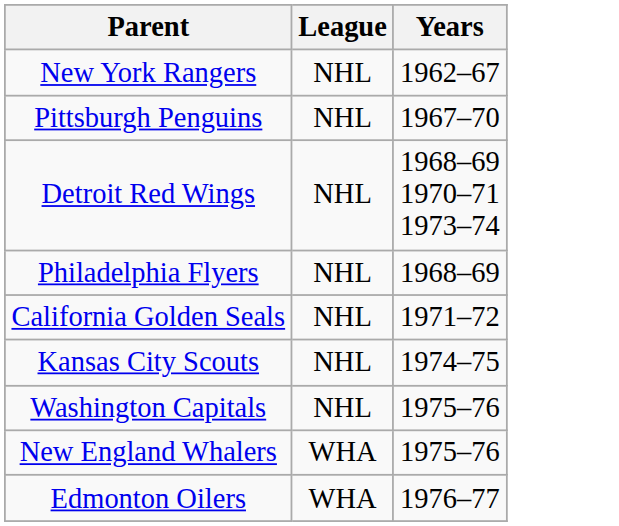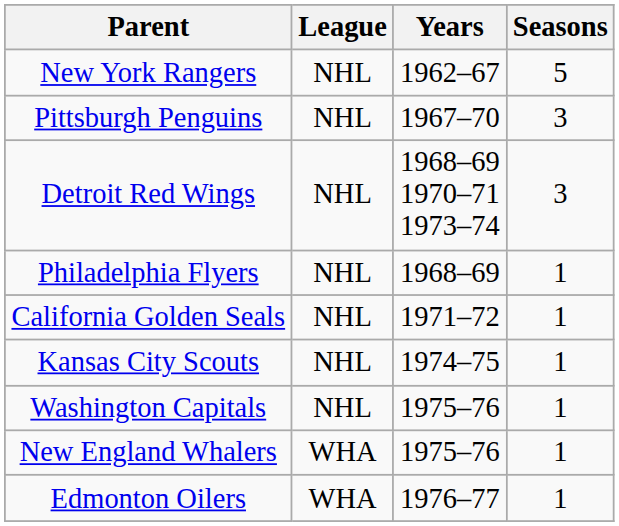+ column: (560, 27)
